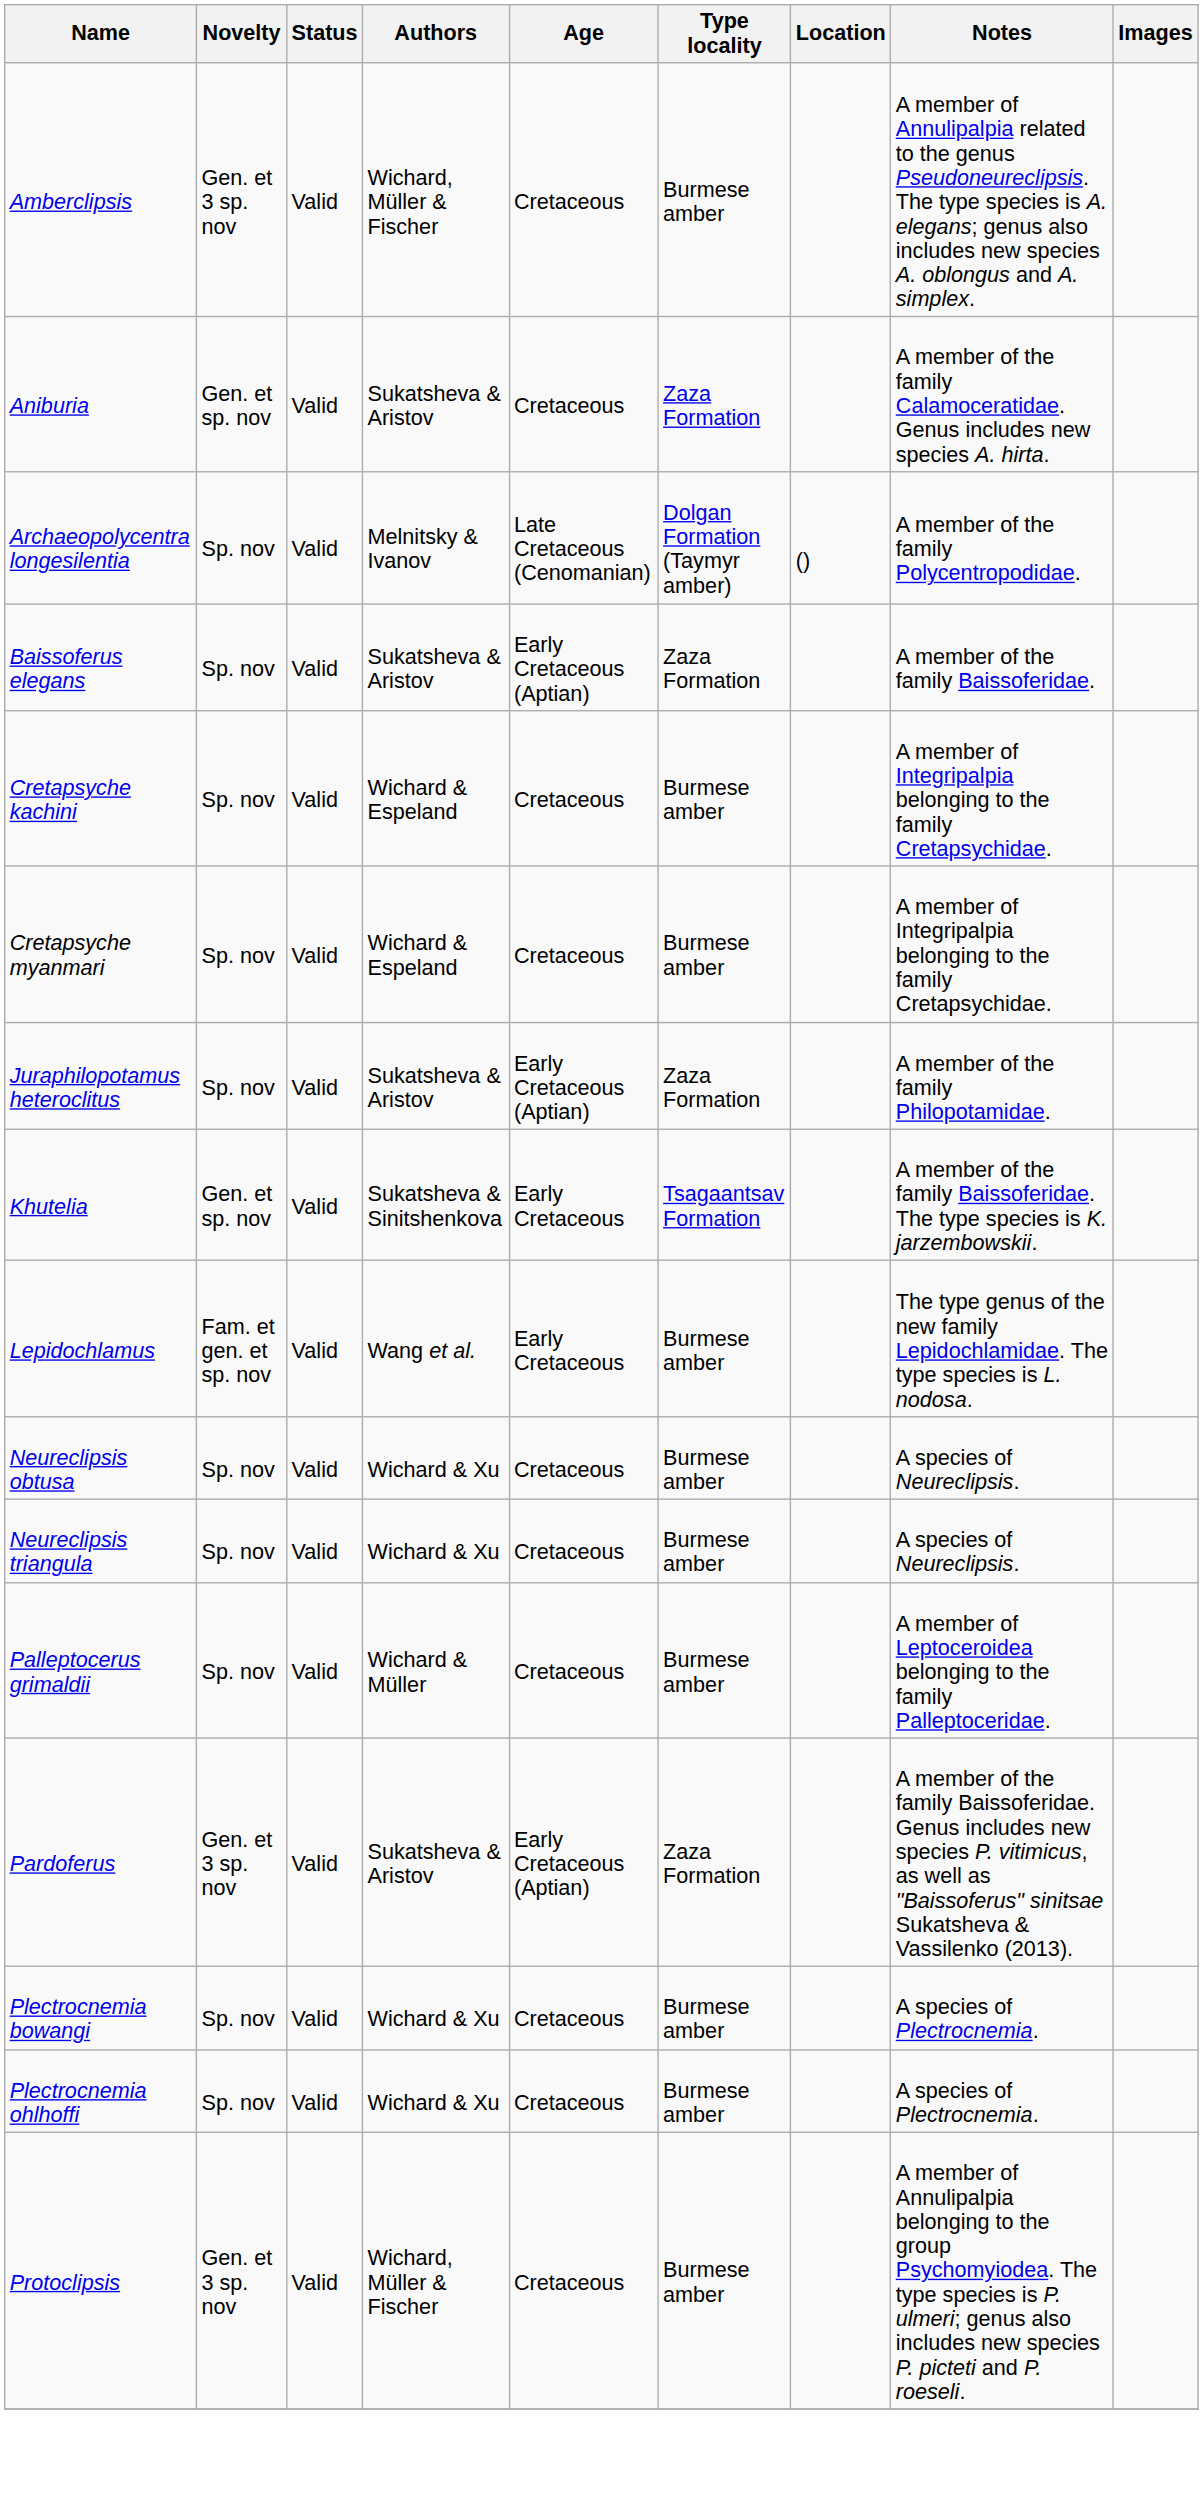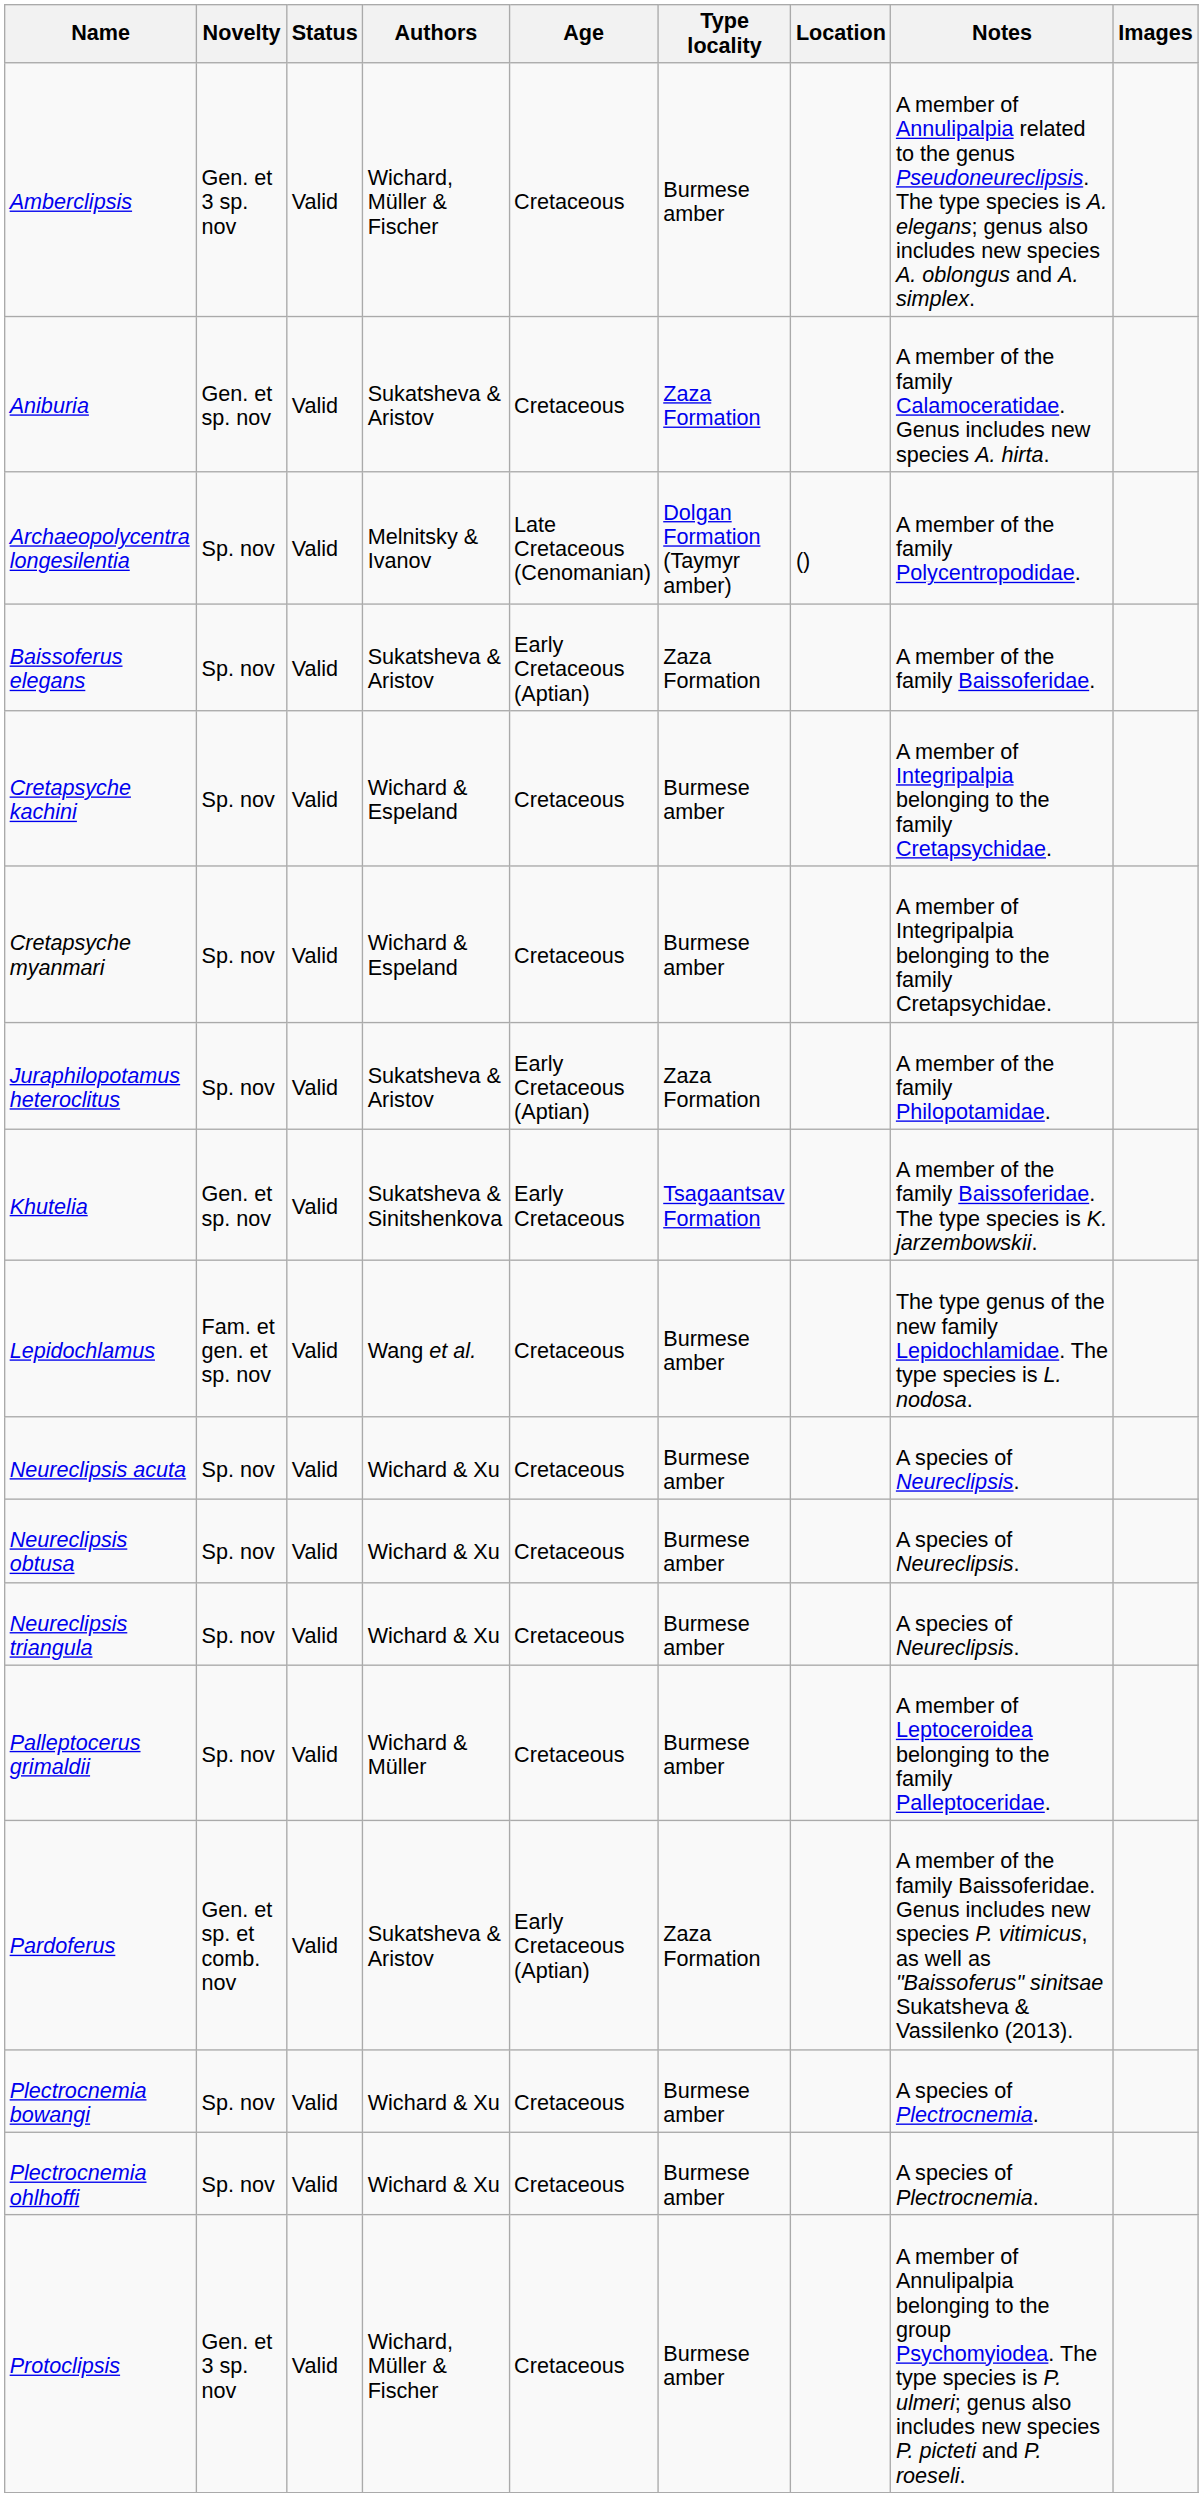(569, 1350) Early Cretaceous -> (569, 1350) Cretaceous
+ row: (98, 1469)
(237, 1864) Gen. et 3 sp. nov -> (237, 1947) Gen. et sp. et comb. nov
